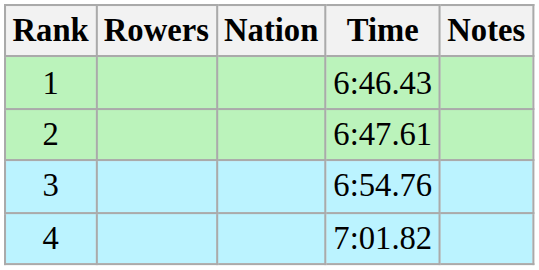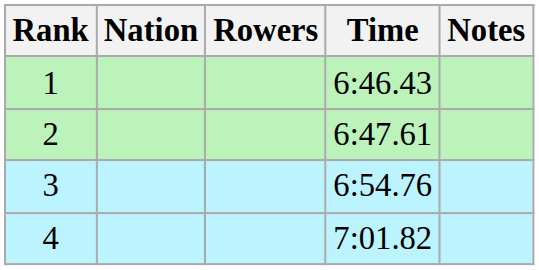columns swapped: (156, 30) <-> (271, 30)
